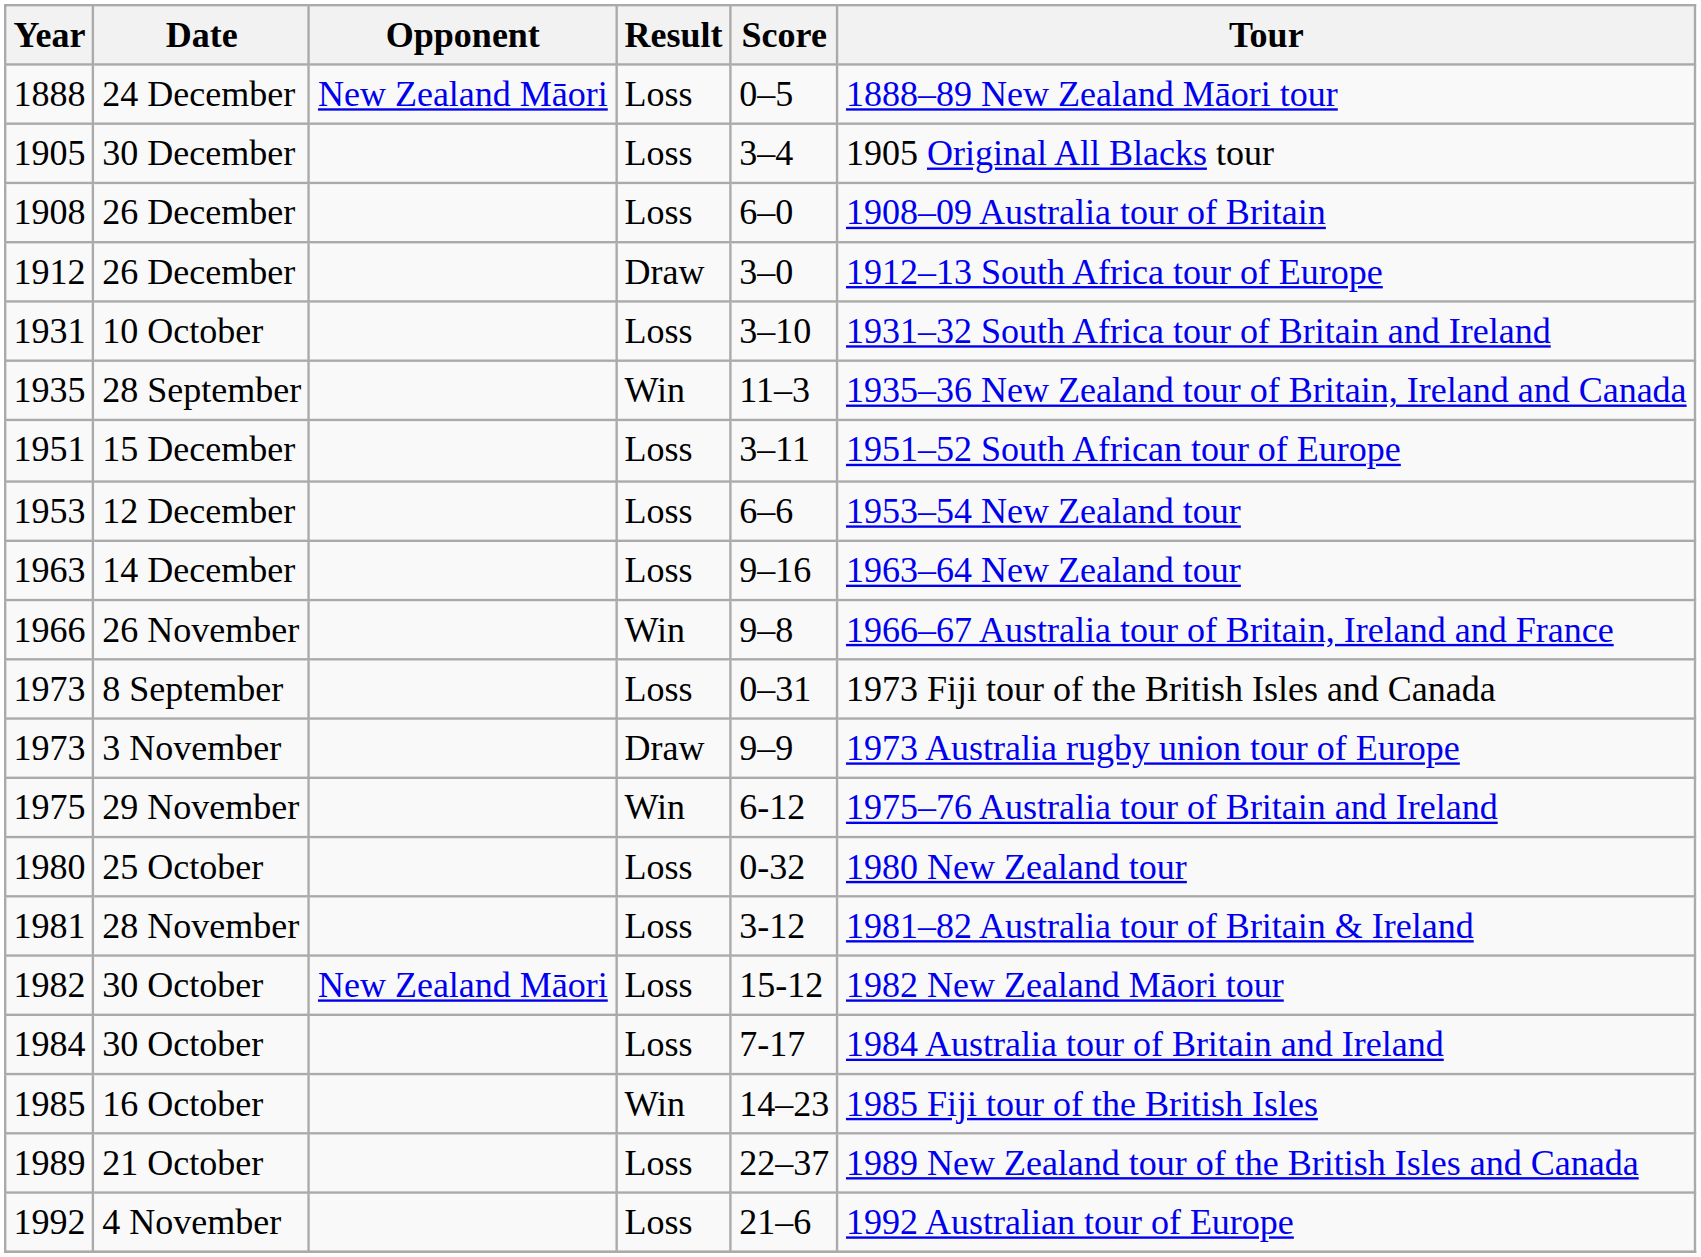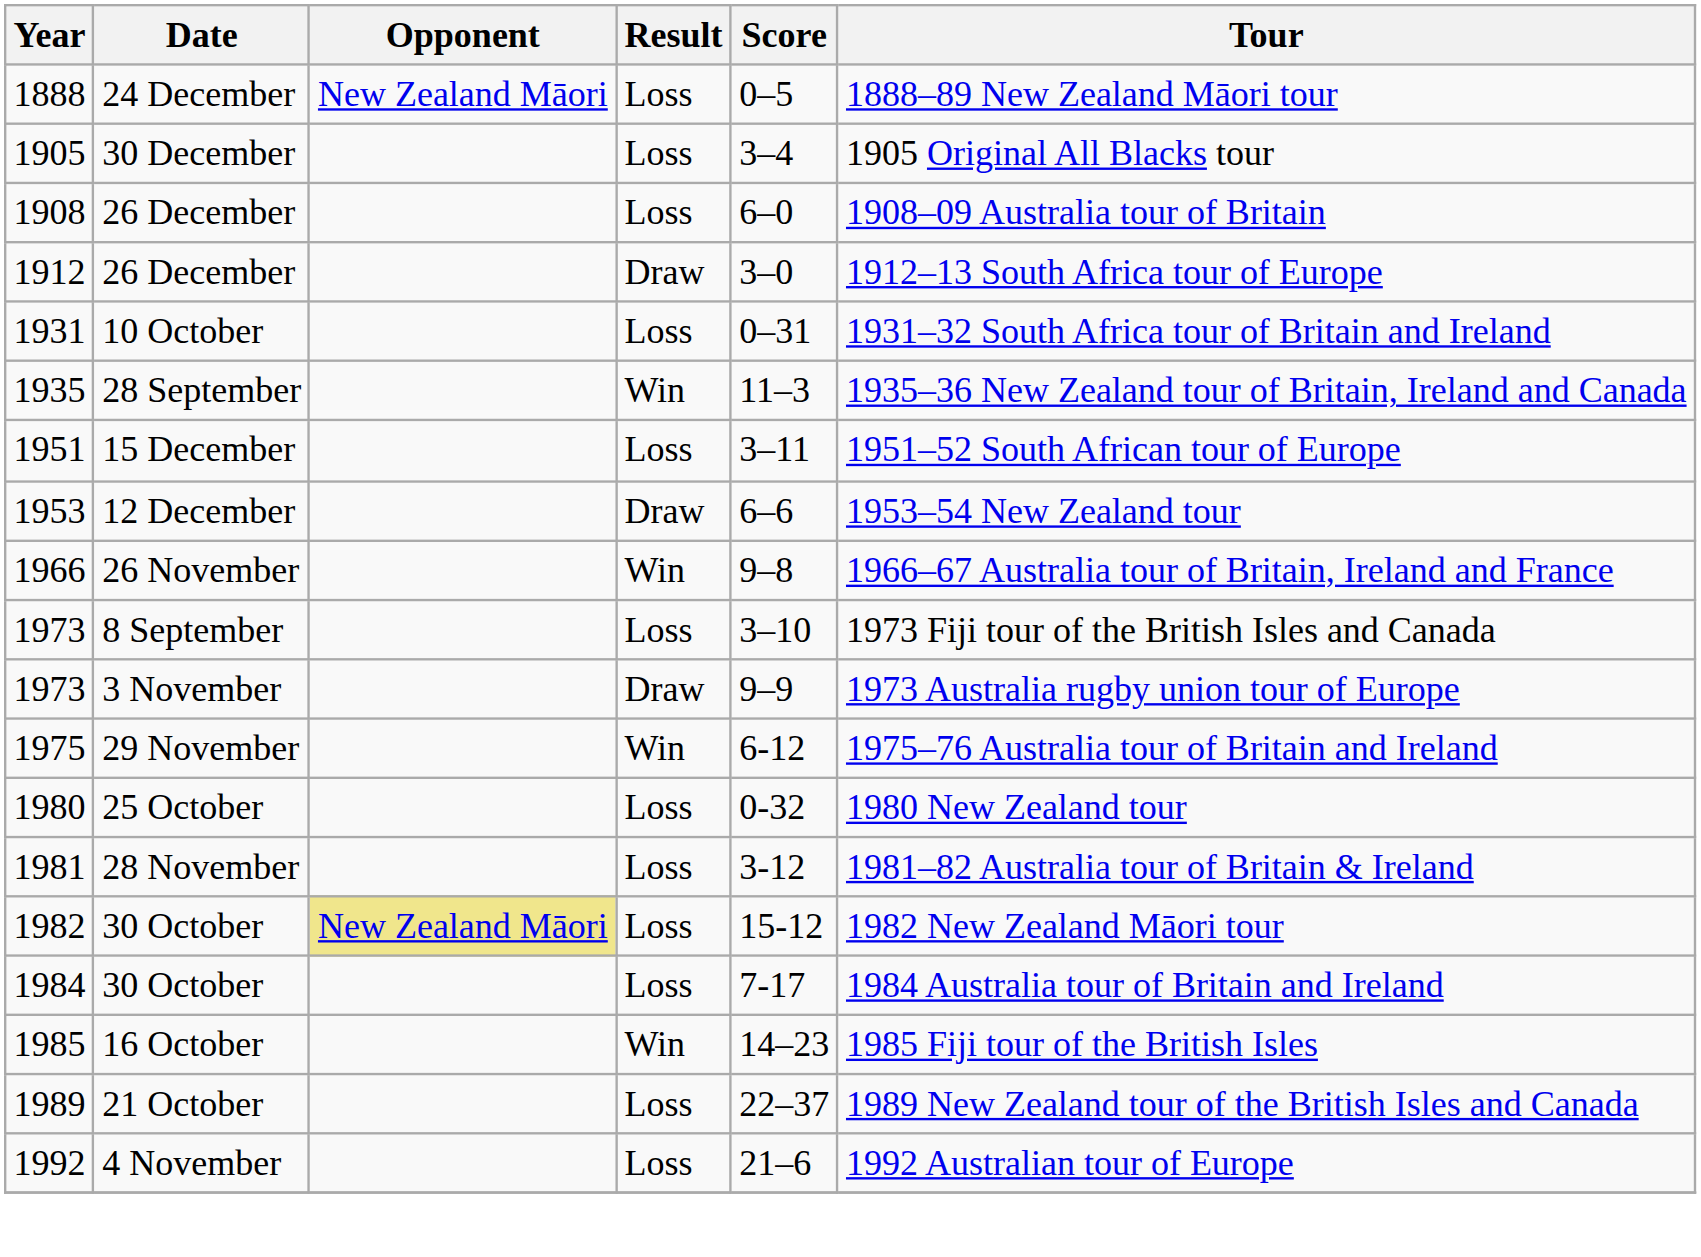(775, 331) 3–10 -> (775, 331) 0–31
(659, 509) Loss -> (665, 509) Draw
- row: (50, 568)
(775, 687) 0–31 -> (775, 628) 3–10
(463, 984) no background -> (463, 925) khaki background
